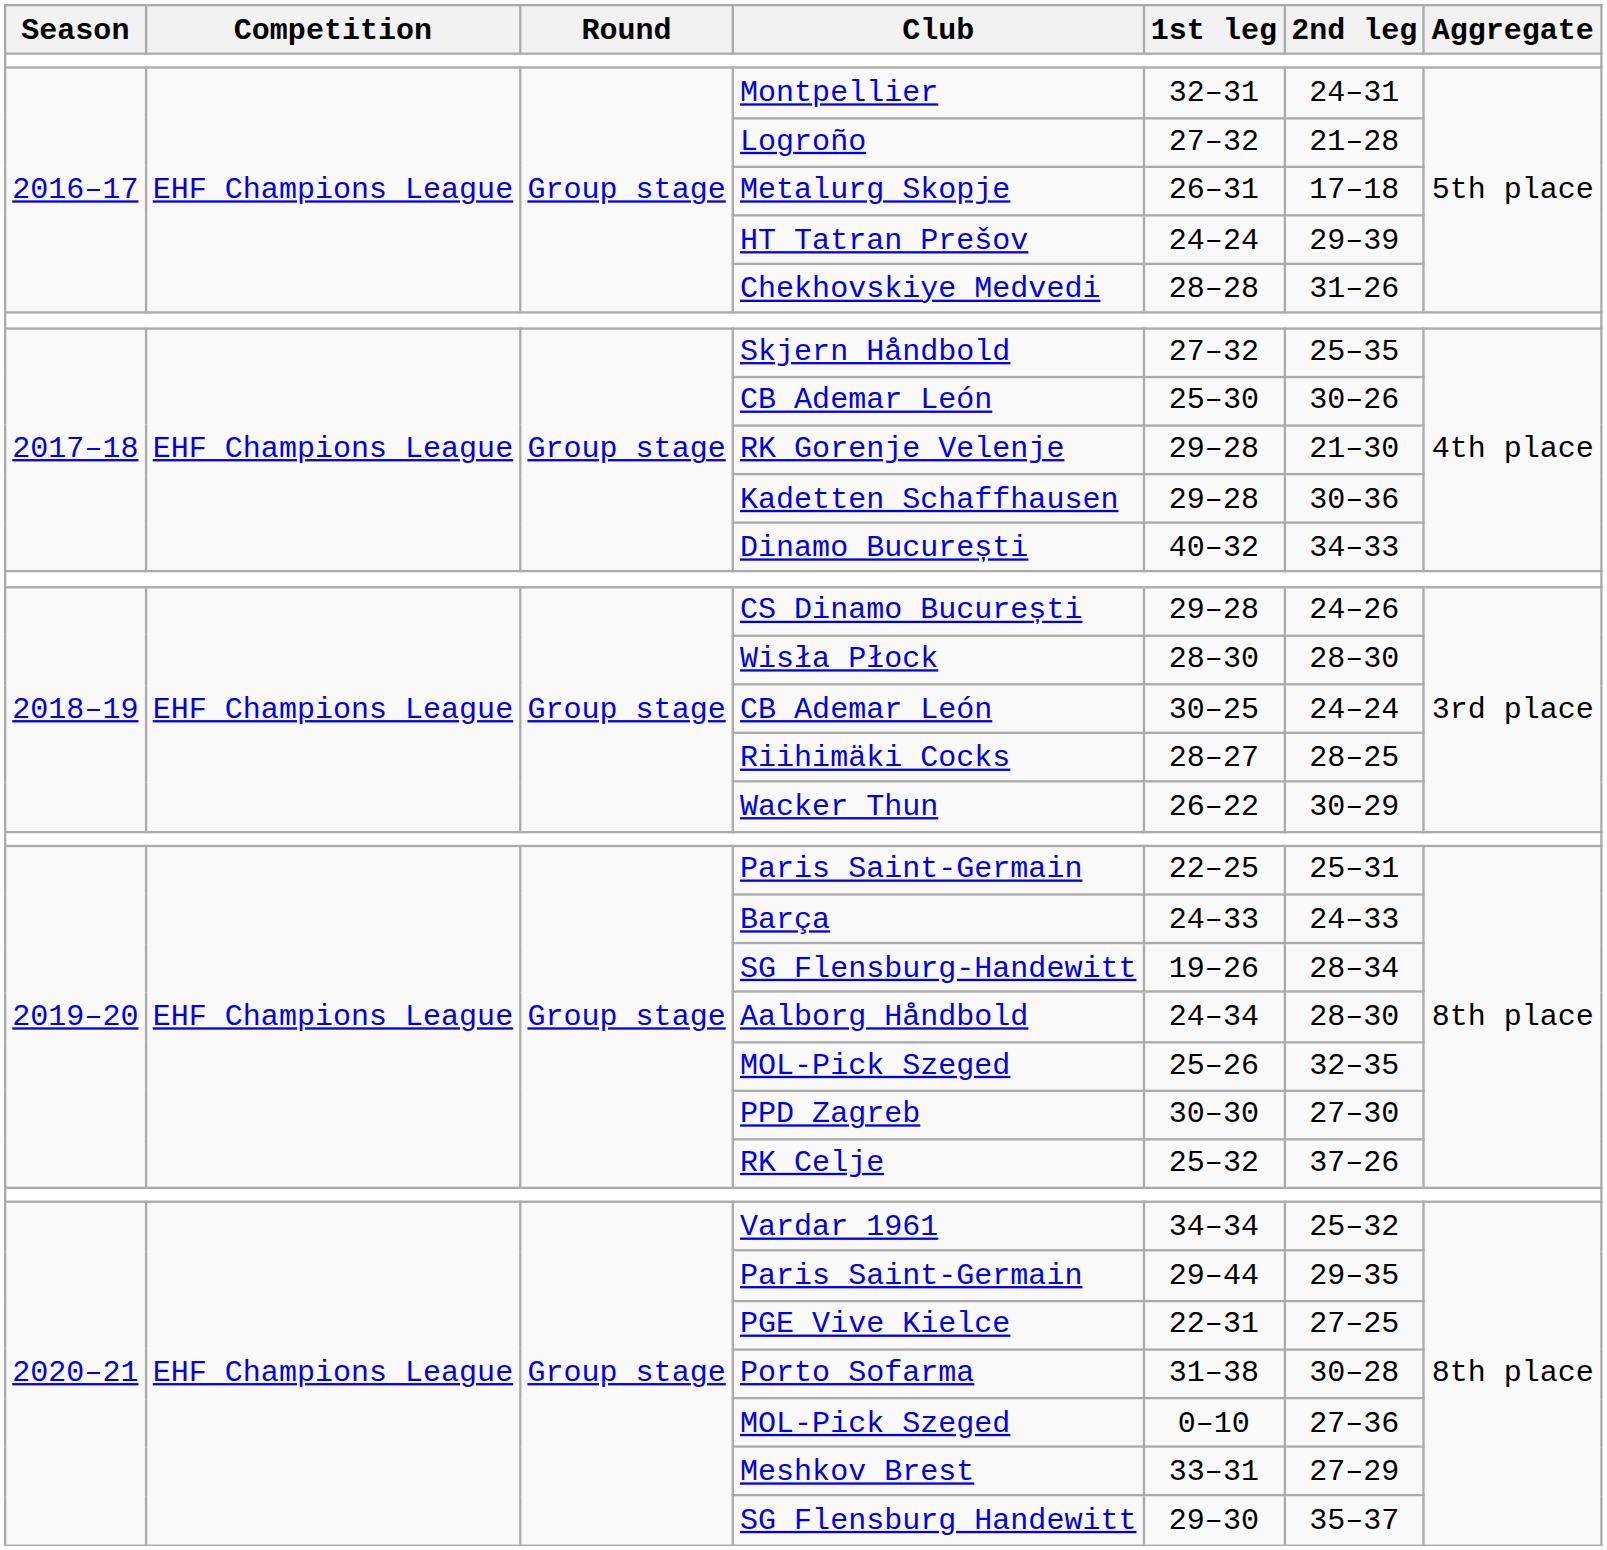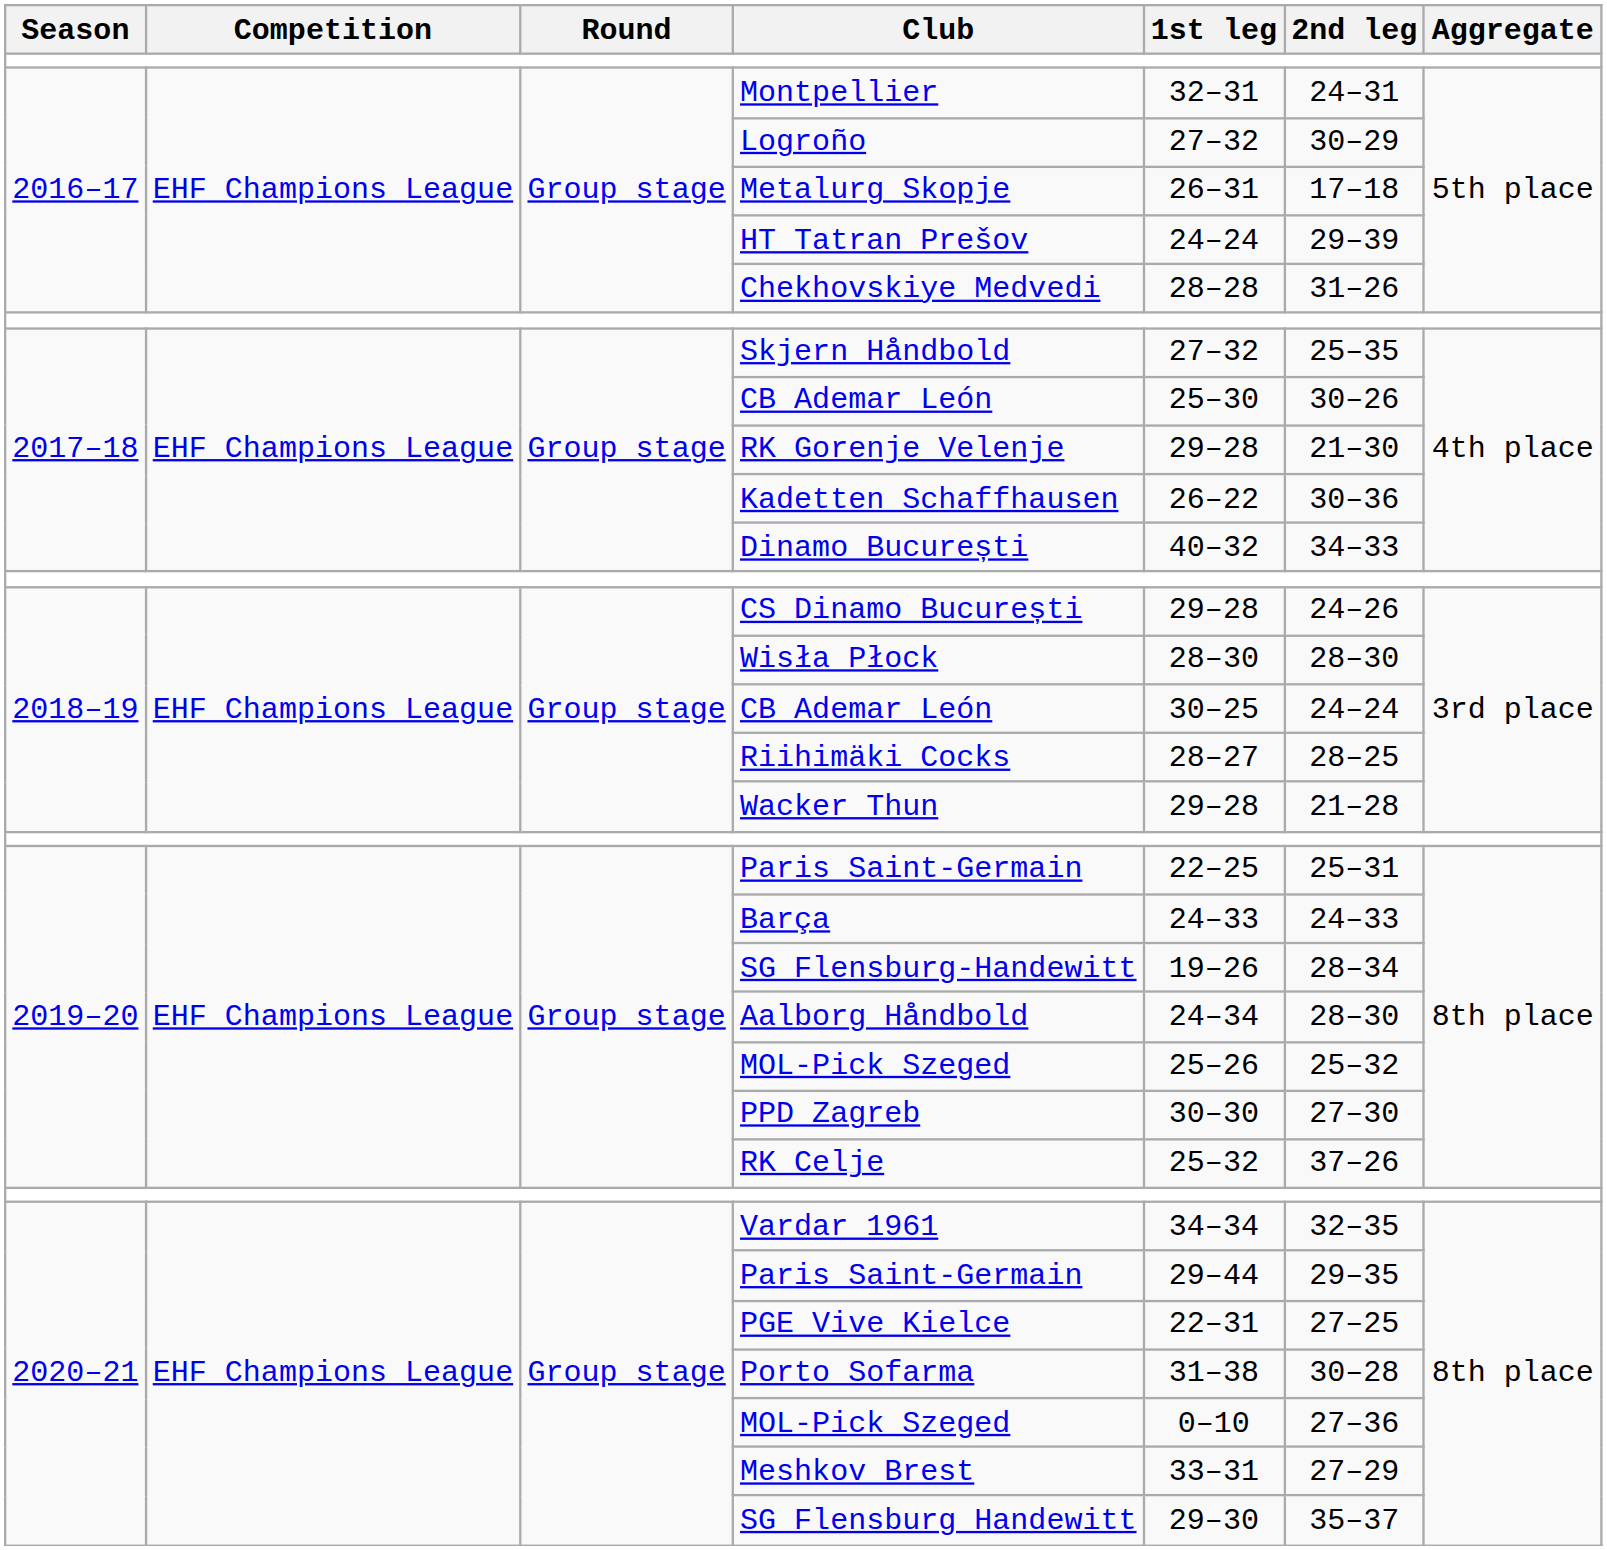(1354, 142) 21–28 -> (1354, 142) 30–29
(1214, 499) 29–28 -> (1214, 499) 26–22
(1214, 807) 26–22 -> (1214, 807) 29–28
(1354, 807) 30–29 -> (1354, 807) 21–28
(1354, 1066) 32–35 -> (1354, 1066) 25–32
(1354, 1227) 25–32 -> (1354, 1227) 32–35
